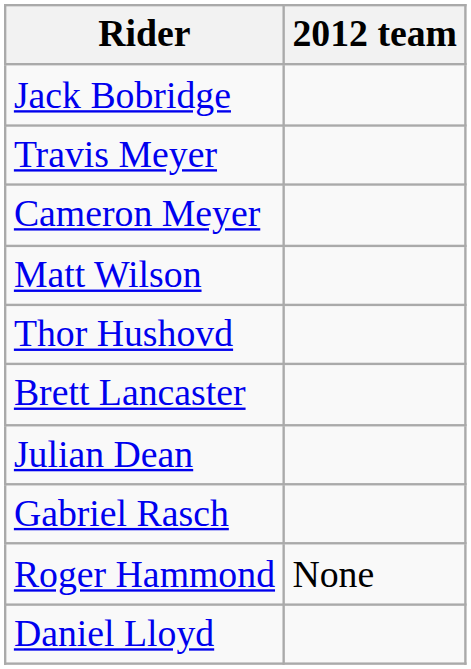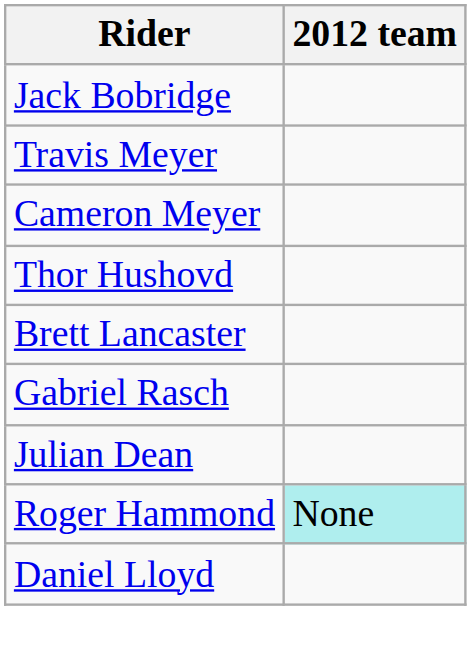- row: (108, 273)
rows swapped: (104, 453) <-> (121, 513)
(333, 573) no background -> (333, 513) paleturquoise background
